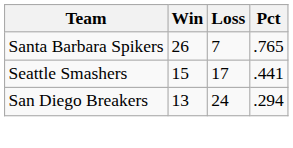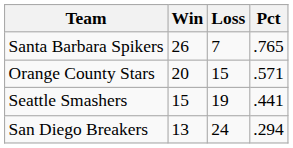+ row: (82, 73)
(220, 73) 17 -> (220, 101) 19
